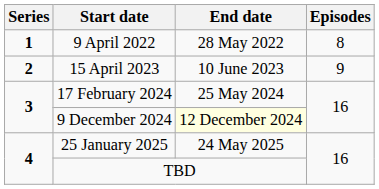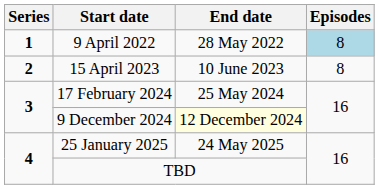(340, 42) no background -> (340, 42) lightblue background
(340, 68) 9 -> (340, 68) 8
